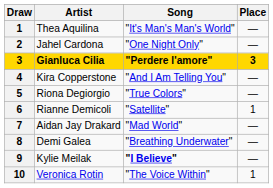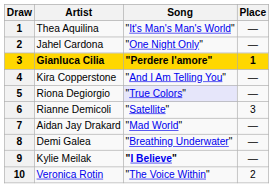(253, 61) 3 -> (253, 61) 1
(156, 93) no background -> (156, 93) lavender background
(253, 110) 1 -> (253, 110) 3
(253, 175) 1 -> (253, 175) 2
